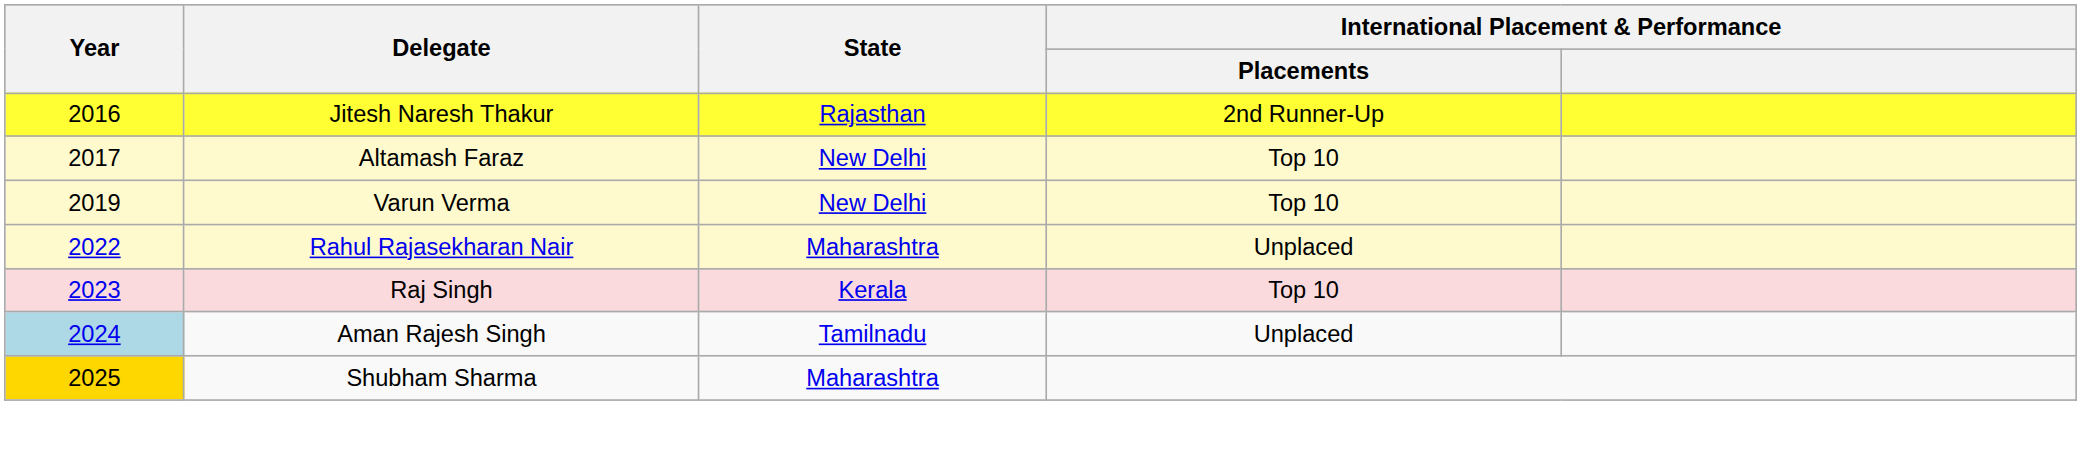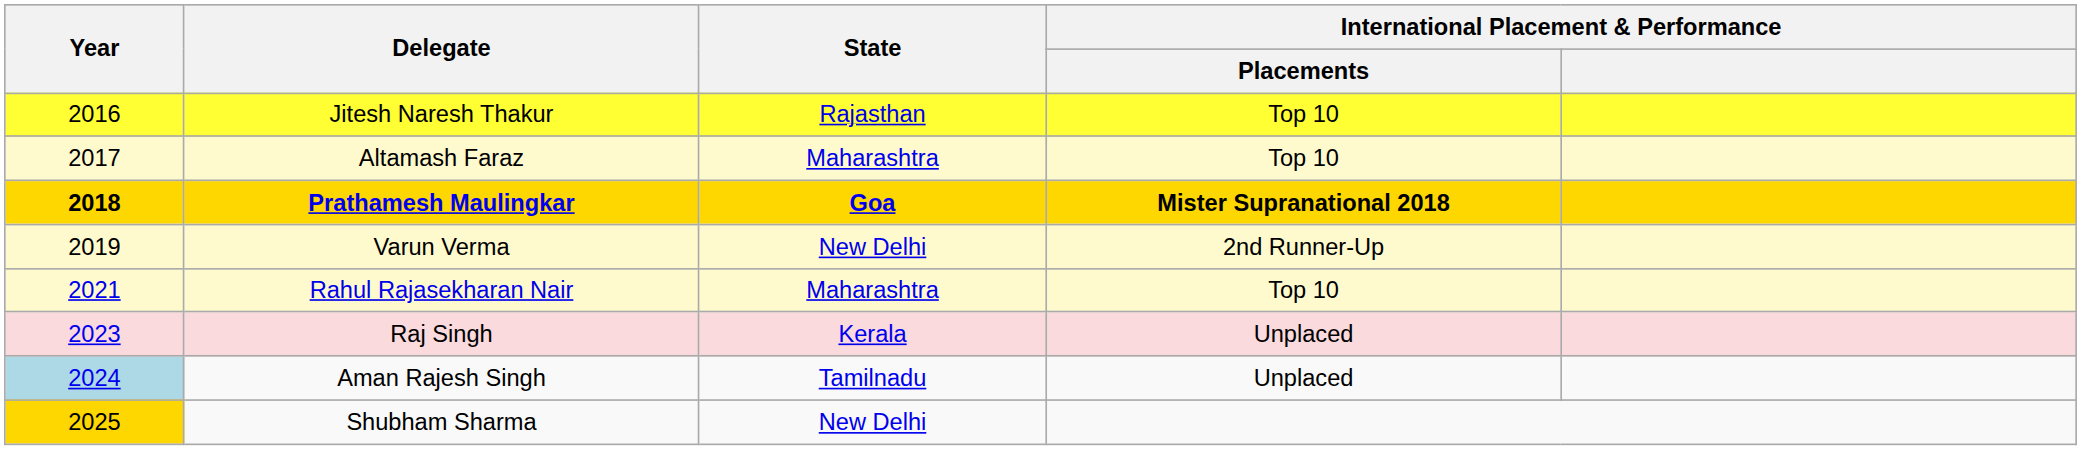(1304, 115) 2nd Runner-Up -> (1304, 115) Top 10
(873, 159) New Delhi -> (873, 159) Maharashtra
+ row: (442, 203)
(1304, 203) Top 10 -> (1304, 246) 2nd Runner-Up
(94, 246) 2022 -> (94, 290) 2021
(1304, 246) Unplaced -> (1304, 290) Top 10
(1304, 290) Top 10 -> (1304, 334) Unplaced
(873, 378) Maharashtra -> (873, 422) New Delhi
